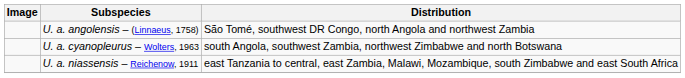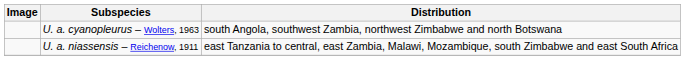- row: (121, 30)
